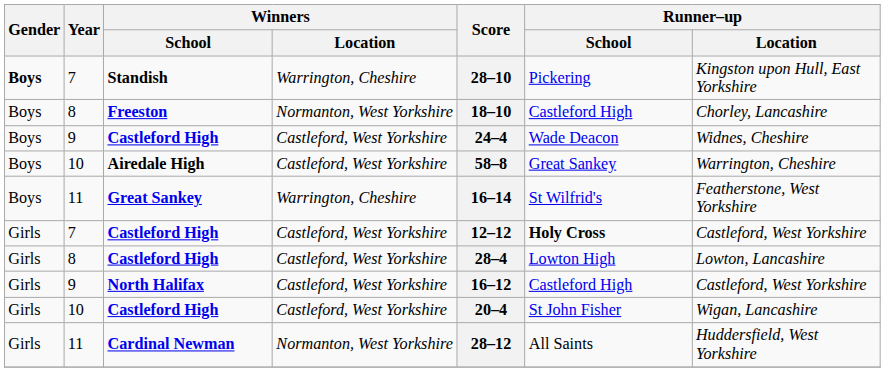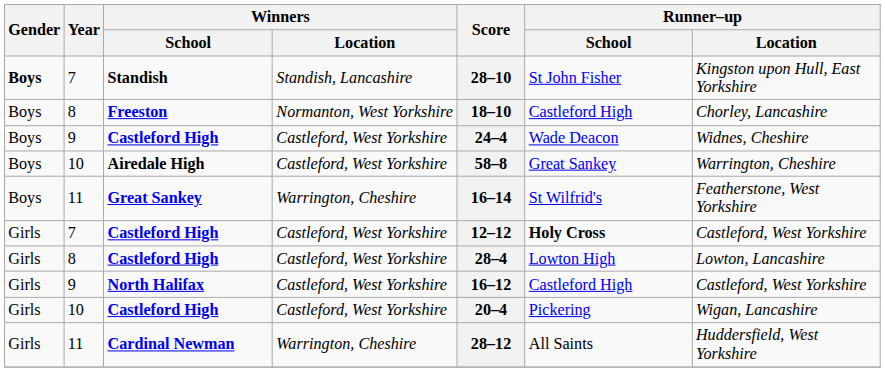(346, 77) Warrington, Cheshire -> (344, 77) Standish, Lancashire
(560, 77) Pickering -> (575, 77) St John Fisher
(575, 309) St John Fisher -> (560, 309) Pickering
(365, 344) Normanton, West Yorkshire -> (346, 344) Warrington, Cheshire
